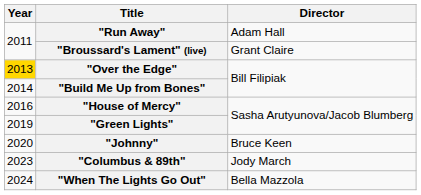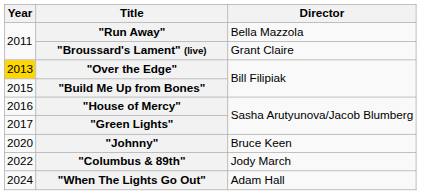(258, 32) Adam Hall -> (267, 32) Bella Mazzola
(20, 87) 2014 -> (20, 87) 2015
(20, 124) 2019 -> (20, 124) 2017
(20, 161) 2023 -> (20, 161) 2022
(267, 180) Bella Mazzola -> (258, 180) Adam Hall
